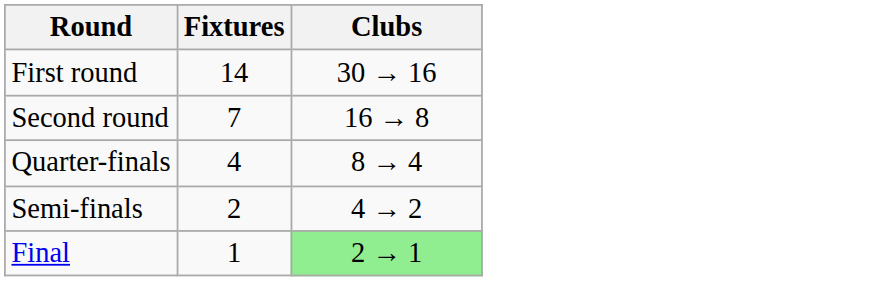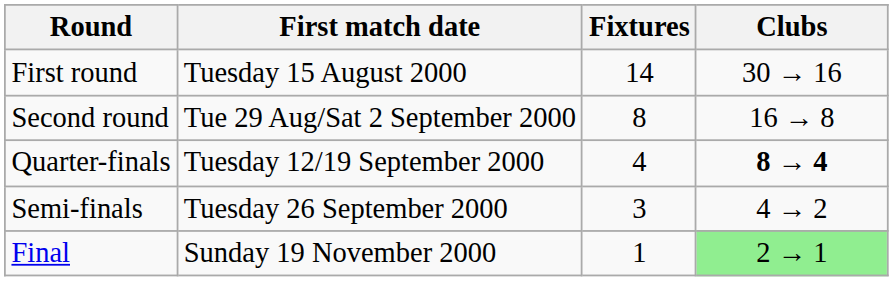+ column: (380, 27)
(234, 117) 7 -> (639, 117) 8
(387, 162) normal -> (792, 162) bold
(234, 207) 2 -> (639, 207) 3
